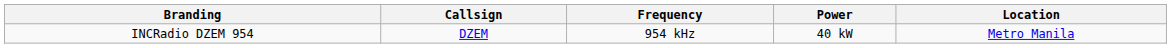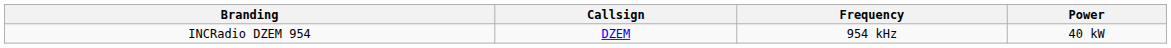- column: (1031, 14)
